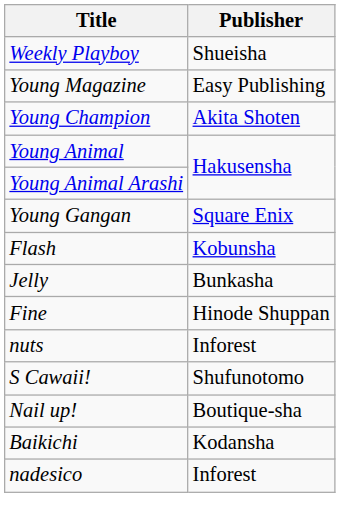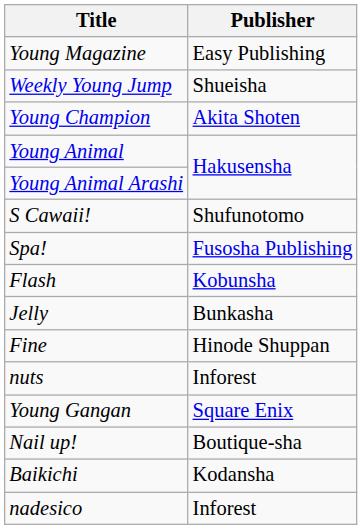- row: (74, 53)
+ row: (91, 85)
rows swapped: (70, 215) <-> (50, 378)
+ row: (28, 248)
